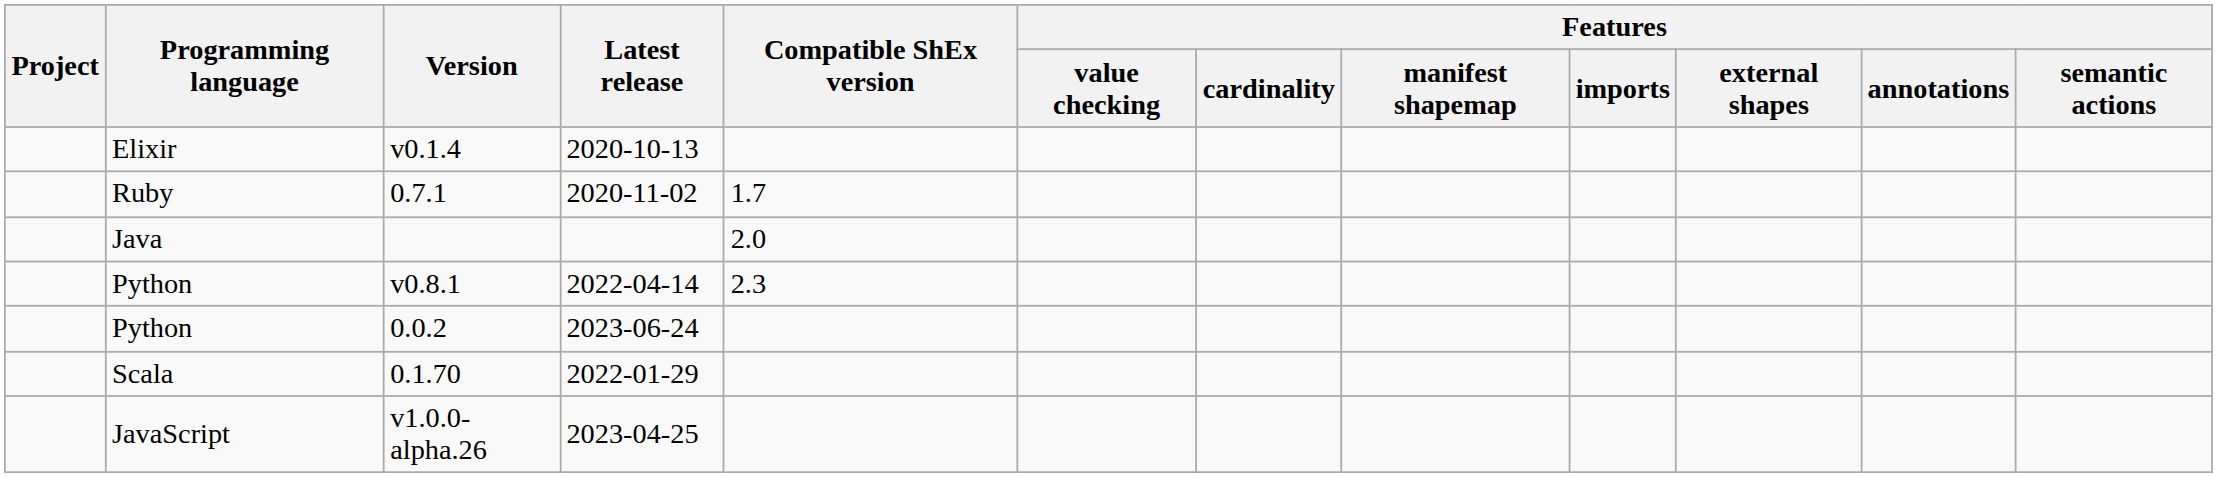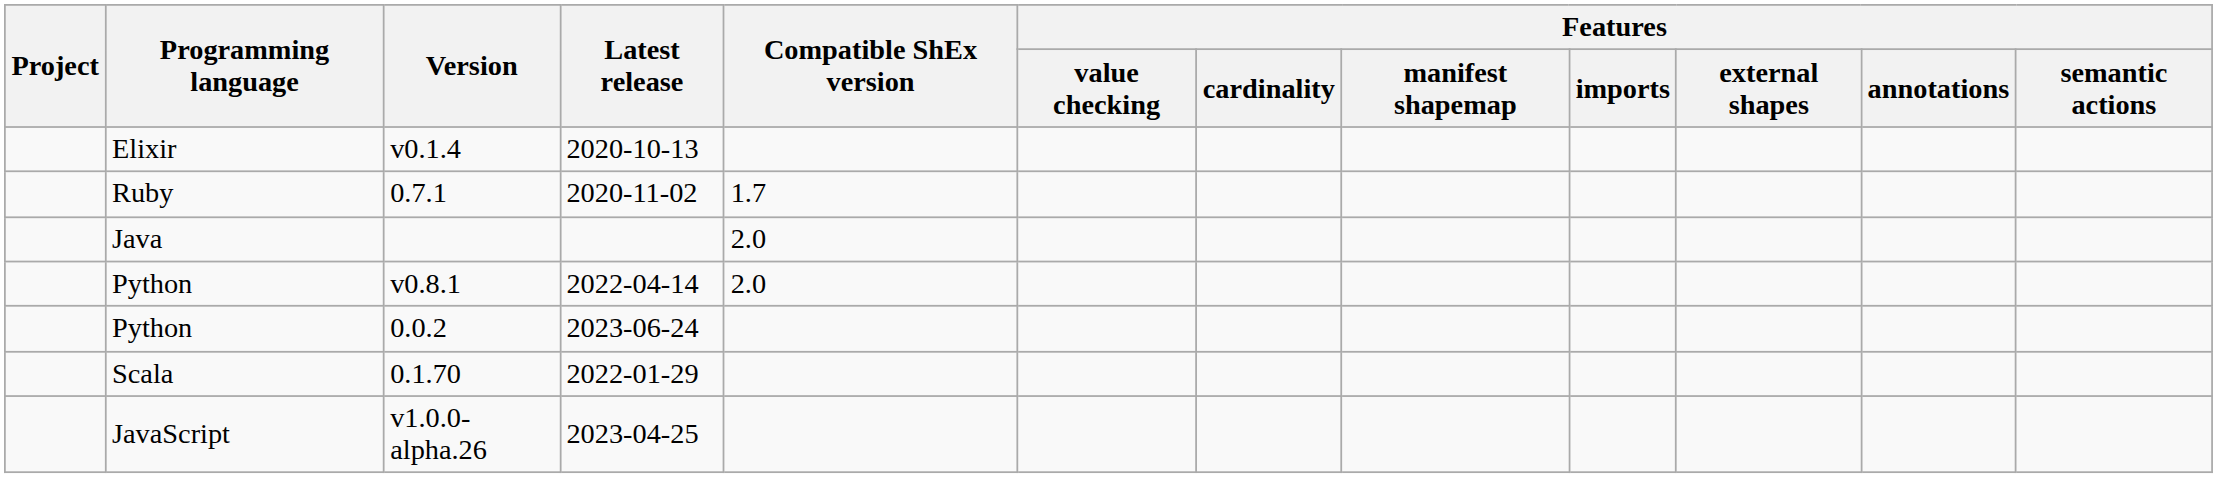(748, 283) 2.3 -> (748, 283) 2.0
